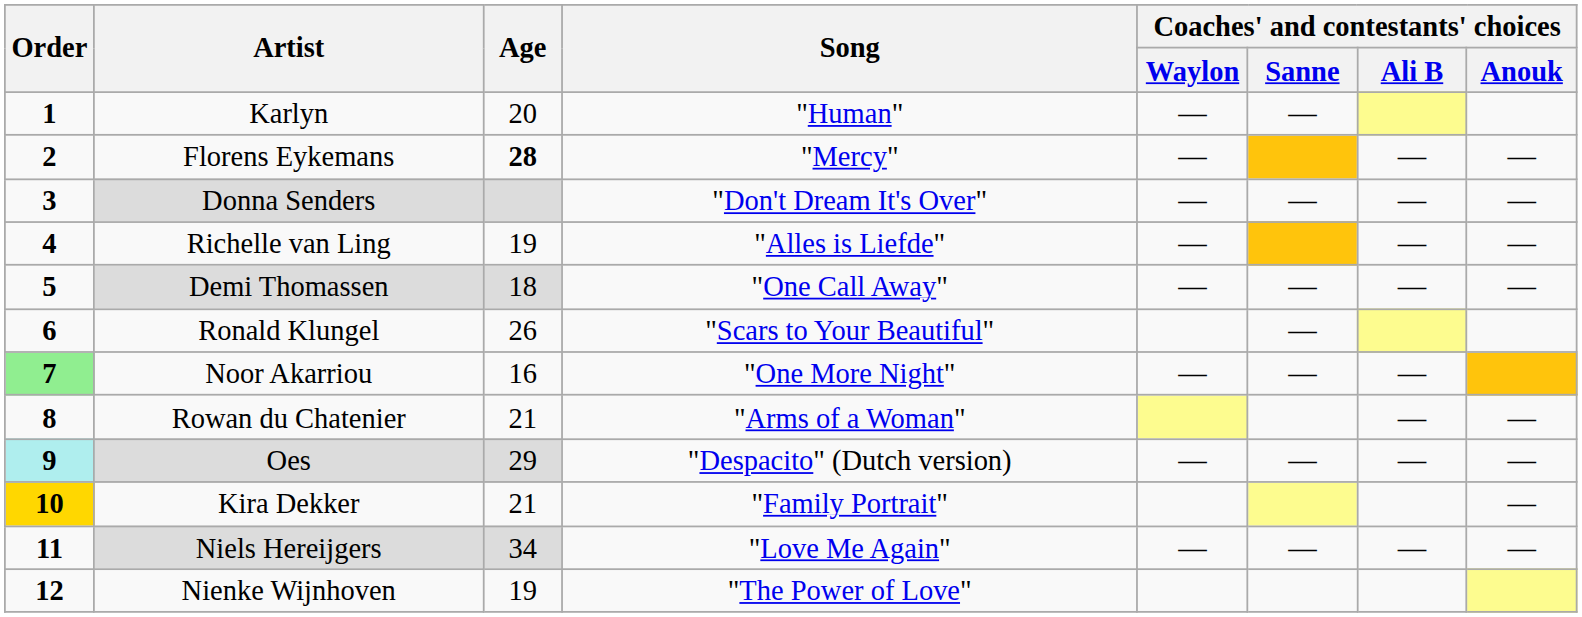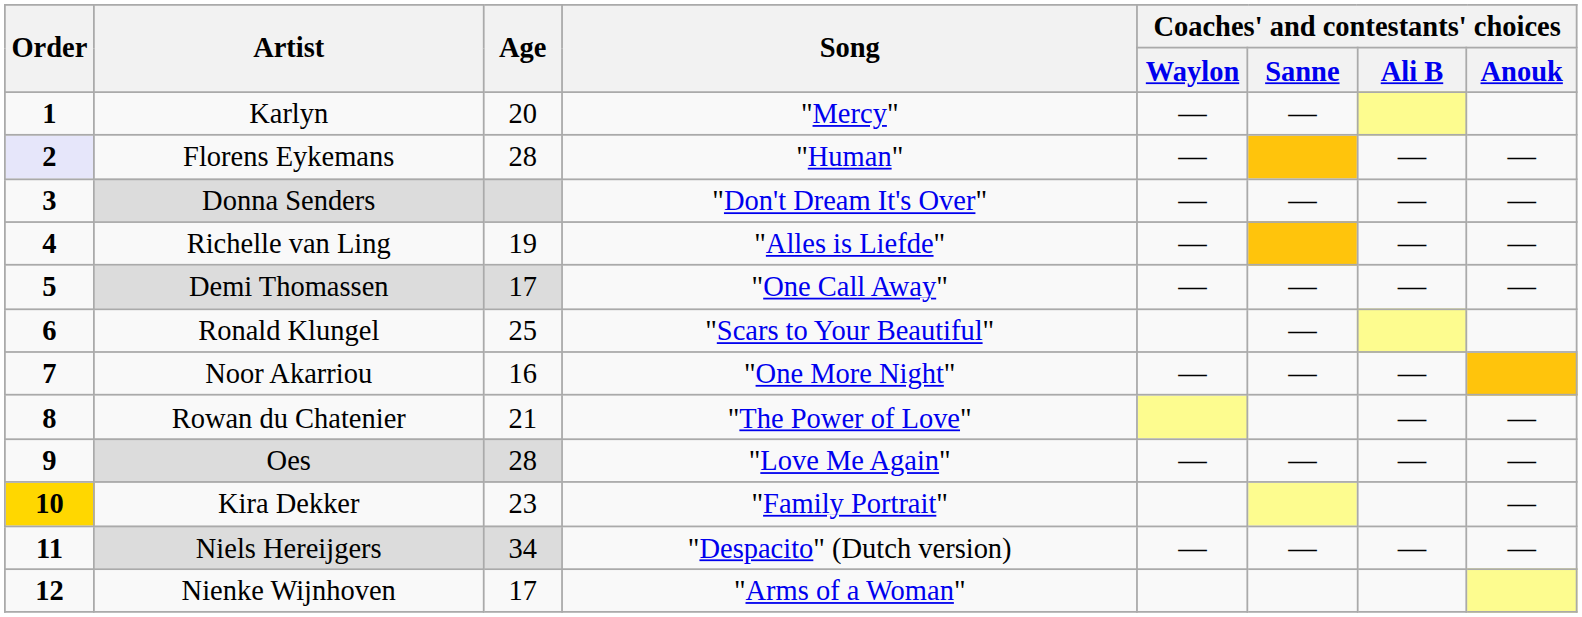(850, 113) "Human" -> (850, 113) "Mercy"
(49, 157) no background -> (49, 157) lavender background
(523, 157) bold -> (523, 157) normal
(850, 157) "Mercy" -> (850, 157) "Human"
(523, 287) 18 -> (523, 287) 17
(523, 330) 26 -> (523, 330) 25
(49, 374) lightgreen background -> (49, 374) no background
(850, 417) "Arms of a Woman" -> (850, 417) "The Power of Love"
(49, 460) paleturquoise background -> (49, 460) no background
(523, 460) 29 -> (523, 460) 28
(850, 460) "Despacito" (Dutch version) -> (850, 460) "Love Me Again"
(523, 504) 21 -> (523, 504) 23
(850, 547) "Love Me Again" -> (850, 547) "Despacito" (Dutch version)
(523, 591) 19 -> (523, 591) 17
(850, 591) "The Power of Love" -> (850, 591) "Arms of a Woman"
